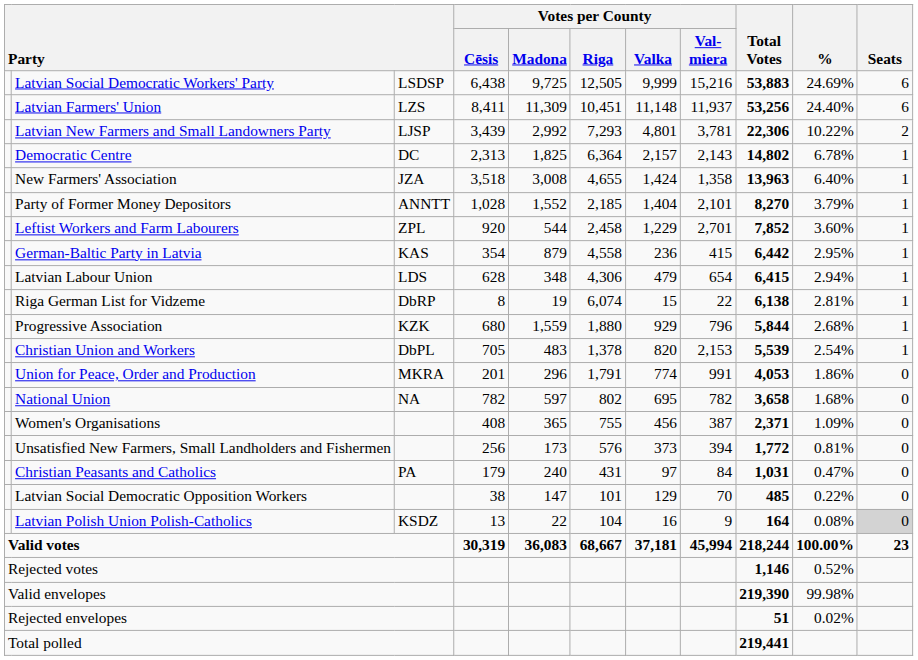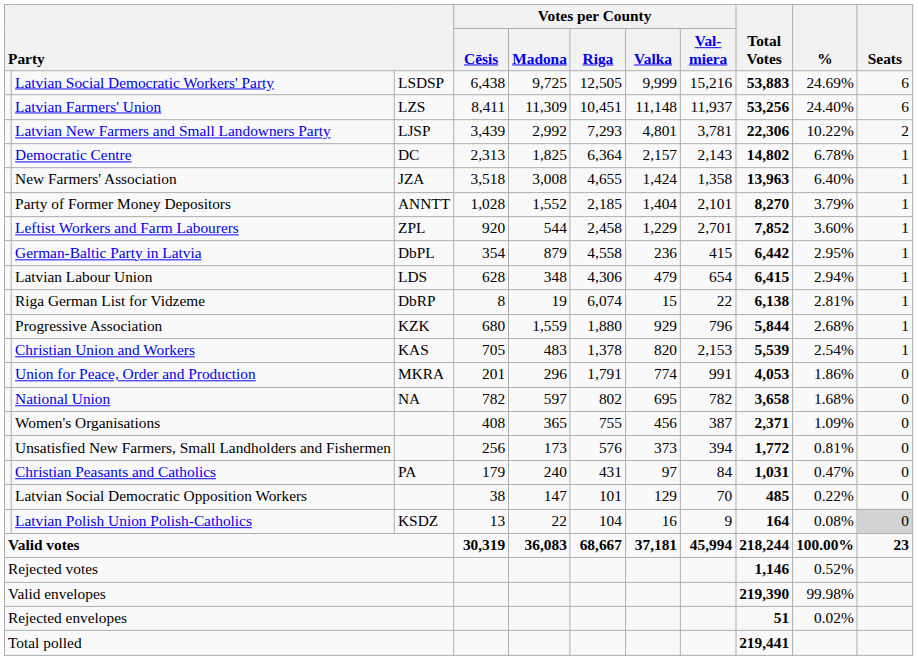(413, 253) KAS -> (416, 253) DbPL
(416, 350) DbPL -> (413, 350) KAS
